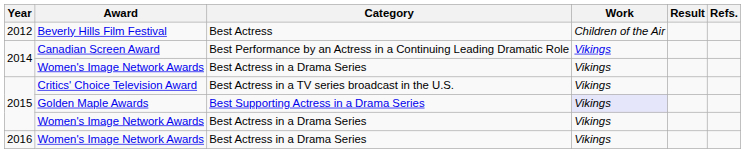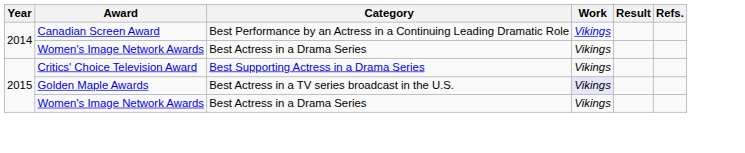- row: (20, 31)
(332, 85) Best Actress in a TV series broadcast in the U.S. -> (317, 67) Best Supporting Actress in a Drama Series
(317, 103) Best Supporting Actress in a Drama Series -> (332, 85) Best Actress in a TV series broadcast in the U.S.
- row: (20, 139)
